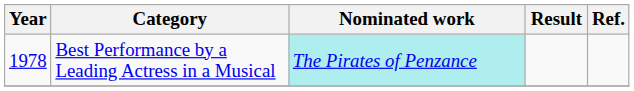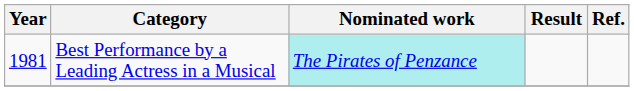(28, 60) 1978 -> (28, 60) 1981
